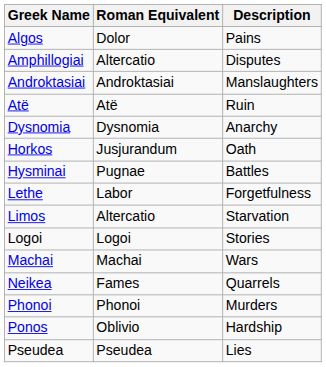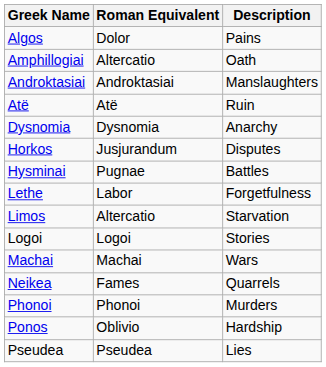(253, 60) Disputes -> (241, 60) Oath
(241, 149) Oath -> (253, 149) Disputes
